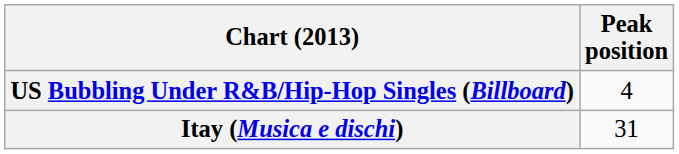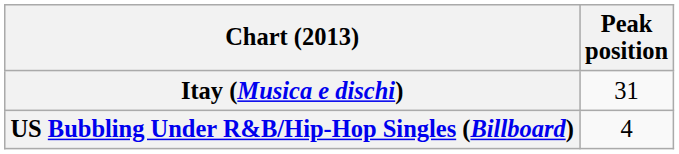rows swapped: (292, 129) <-> (292, 90)
